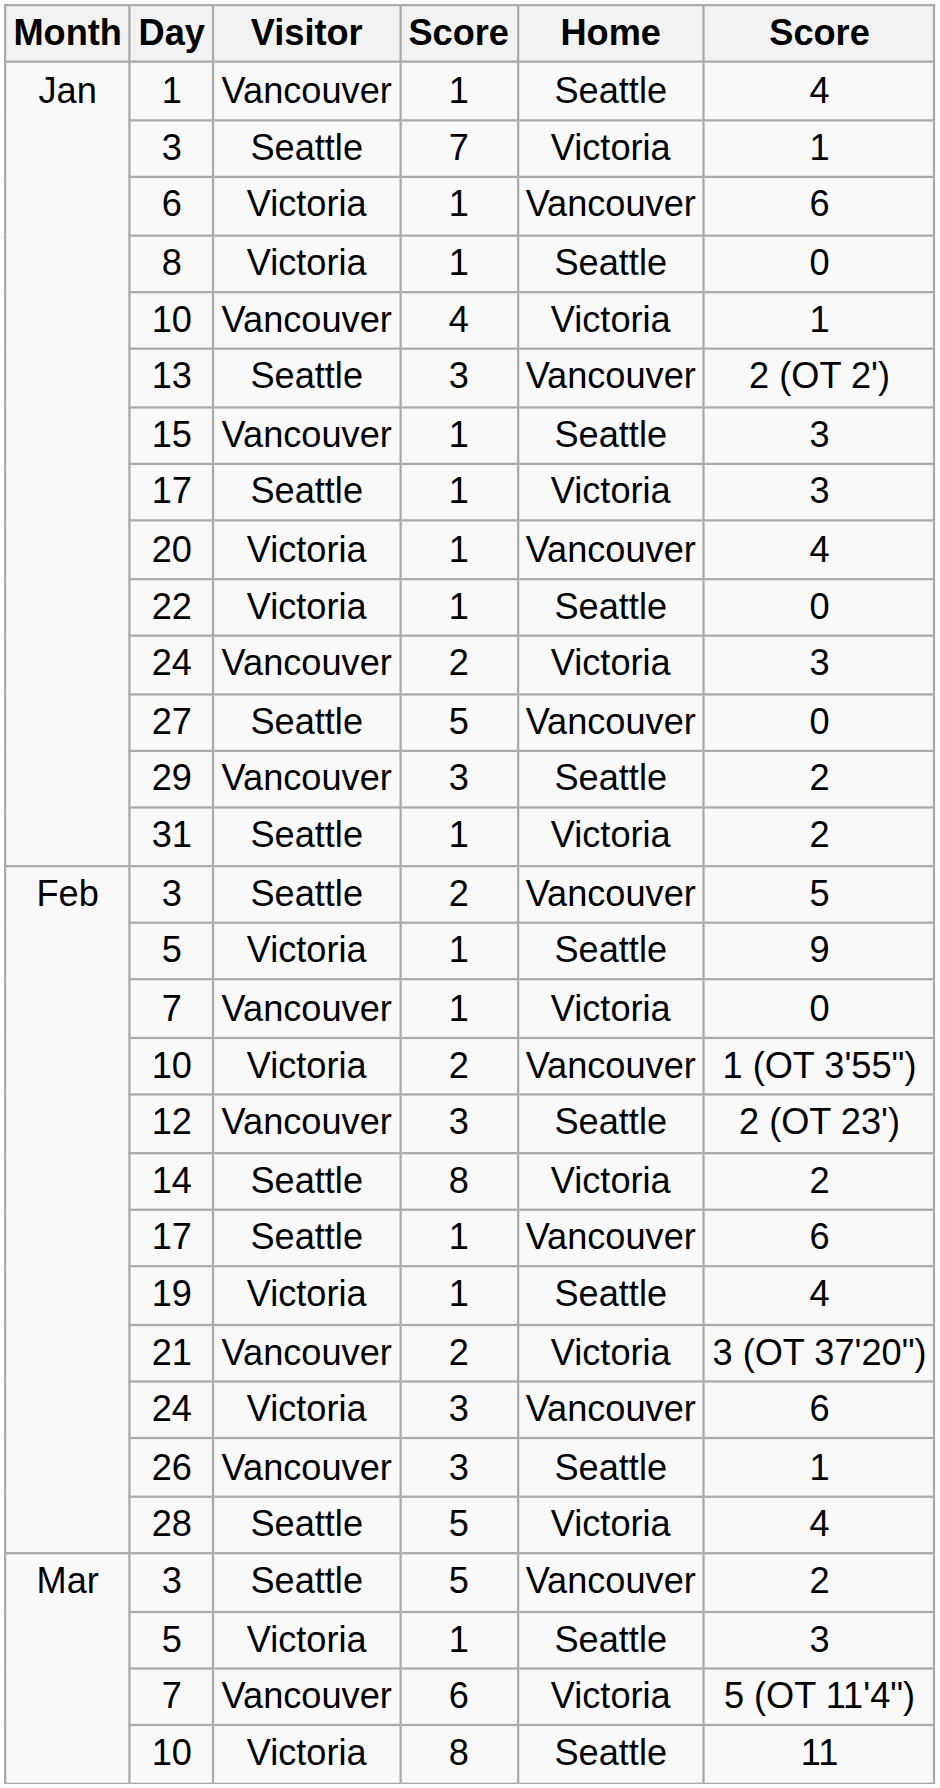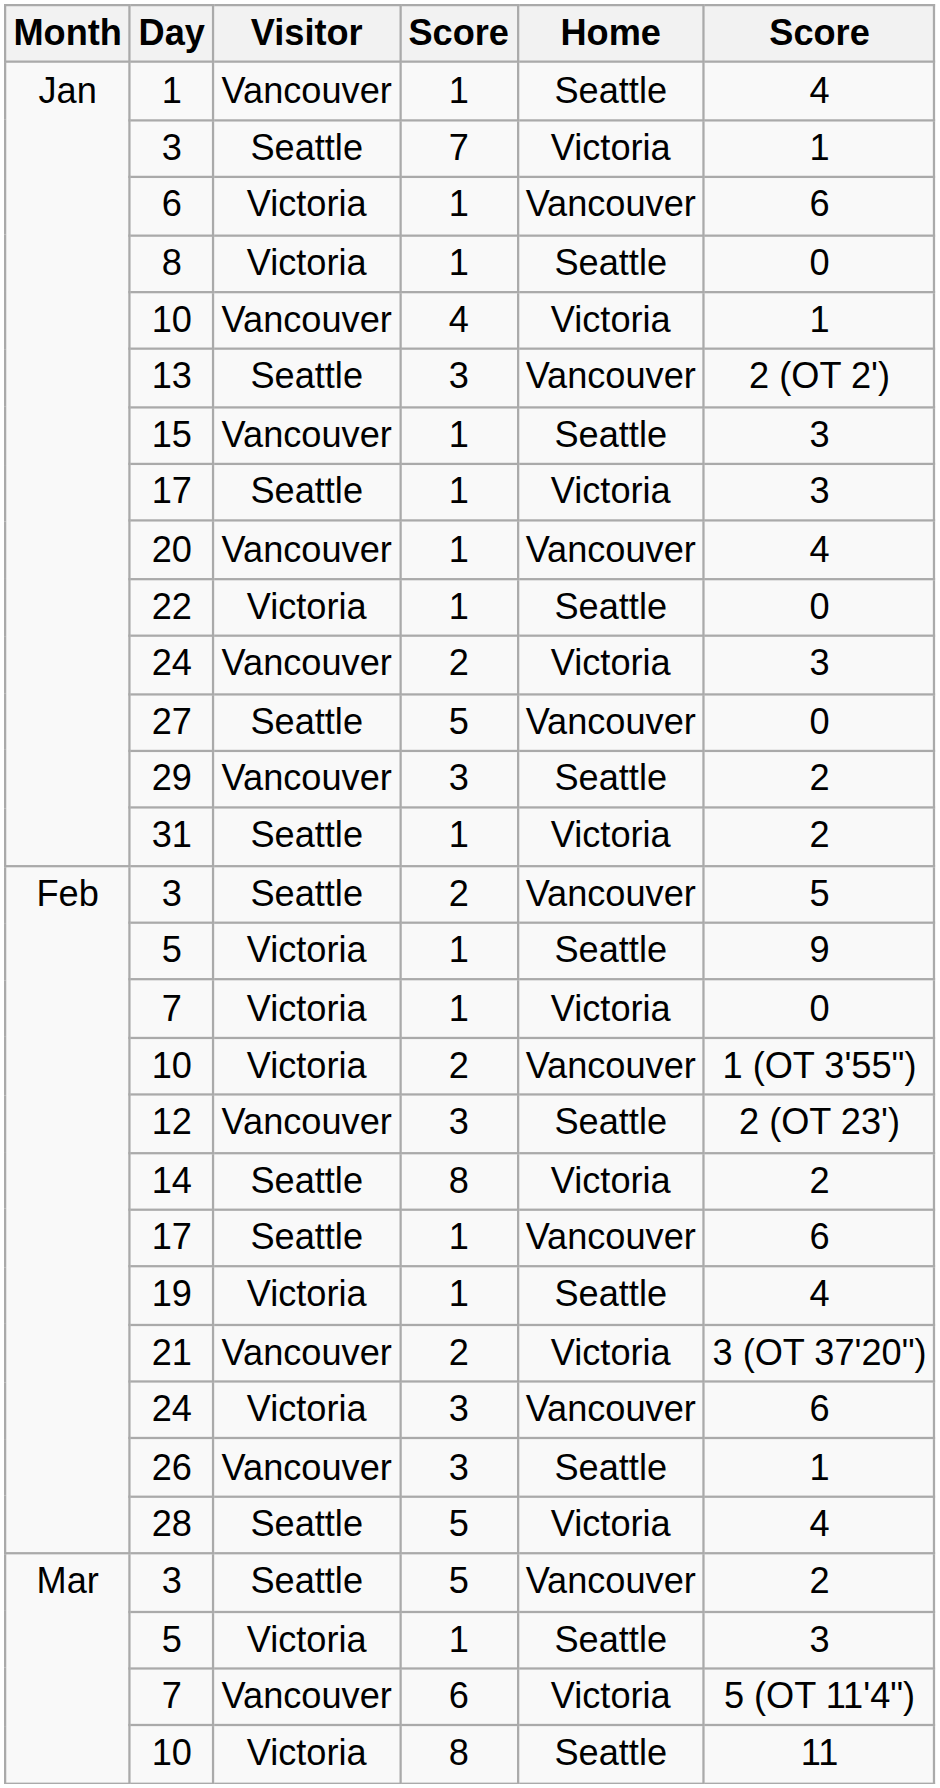(307, 549) Victoria -> (307, 549) Vancouver
(307, 1008) Vancouver -> (307, 1008) Victoria
